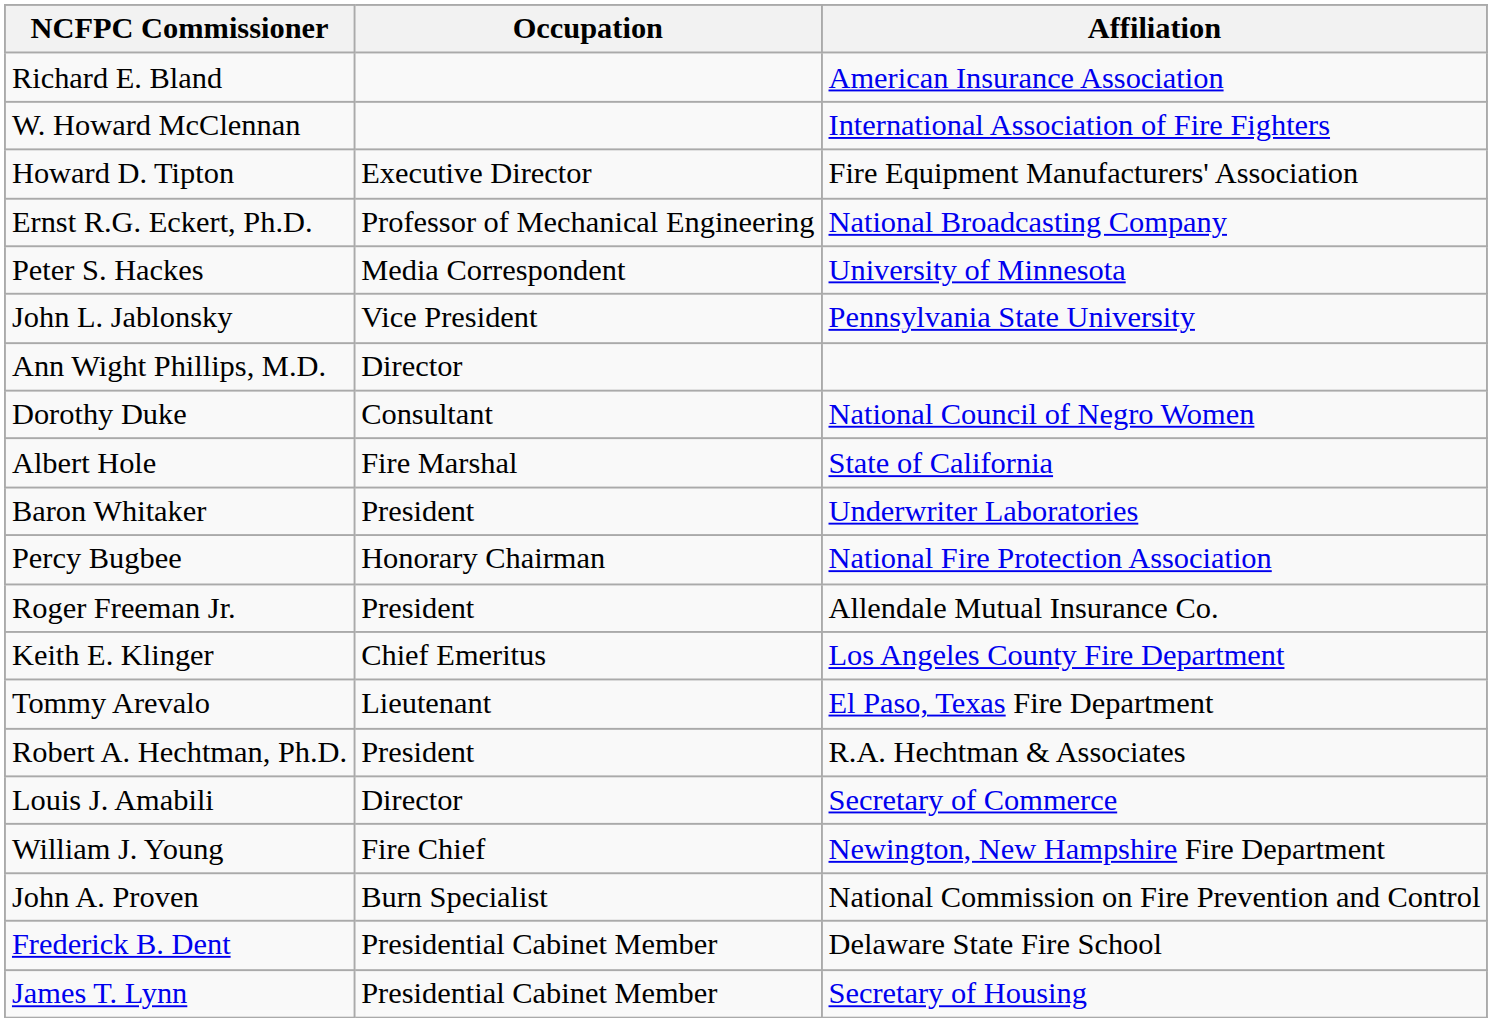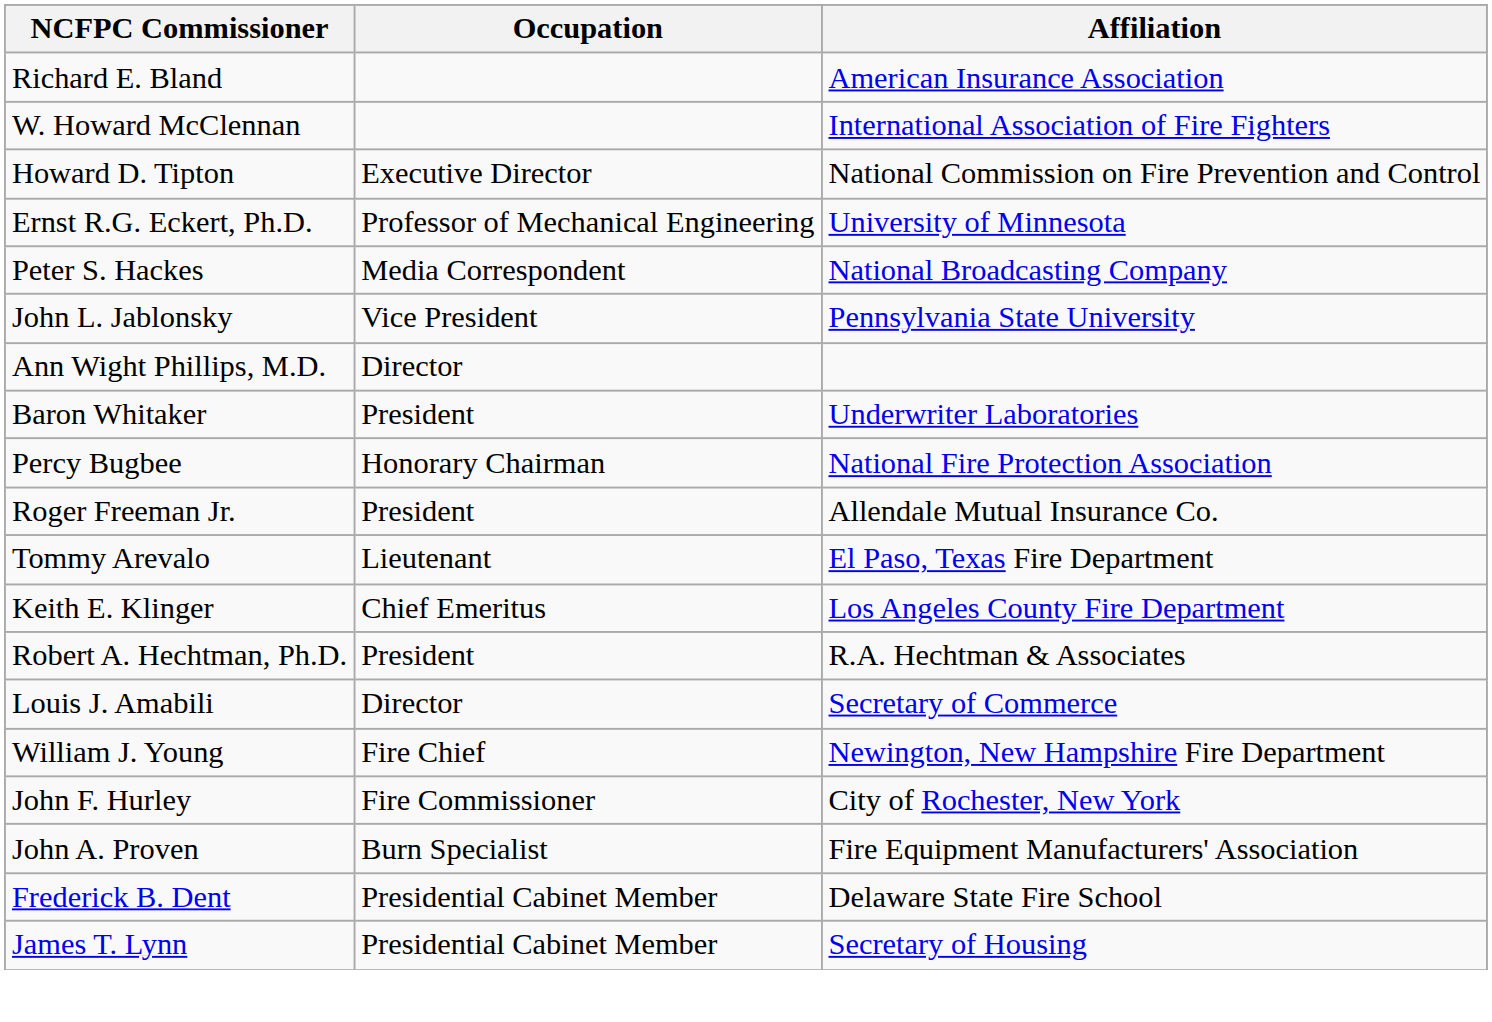(1093, 173) Fire Equipment Manufacturers' Association -> (1154, 173) National Commission on Fire Prevention and Control
(1028, 221) National Broadcasting Company -> (977, 221) University of Minnesota
(977, 269) University of Minnesota -> (1028, 269) National Broadcasting Company
- row: (99, 414)
- row: (84, 462)
rows swapped: (111, 703) <-> (113, 655)
+ row: (102, 800)
(1154, 896) National Commission on Fire Prevention and Control -> (1093, 848) Fire Equipment Manufacturers' Association
